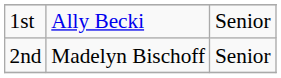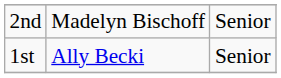rows swapped: (22, 21) <-> (26, 55)
